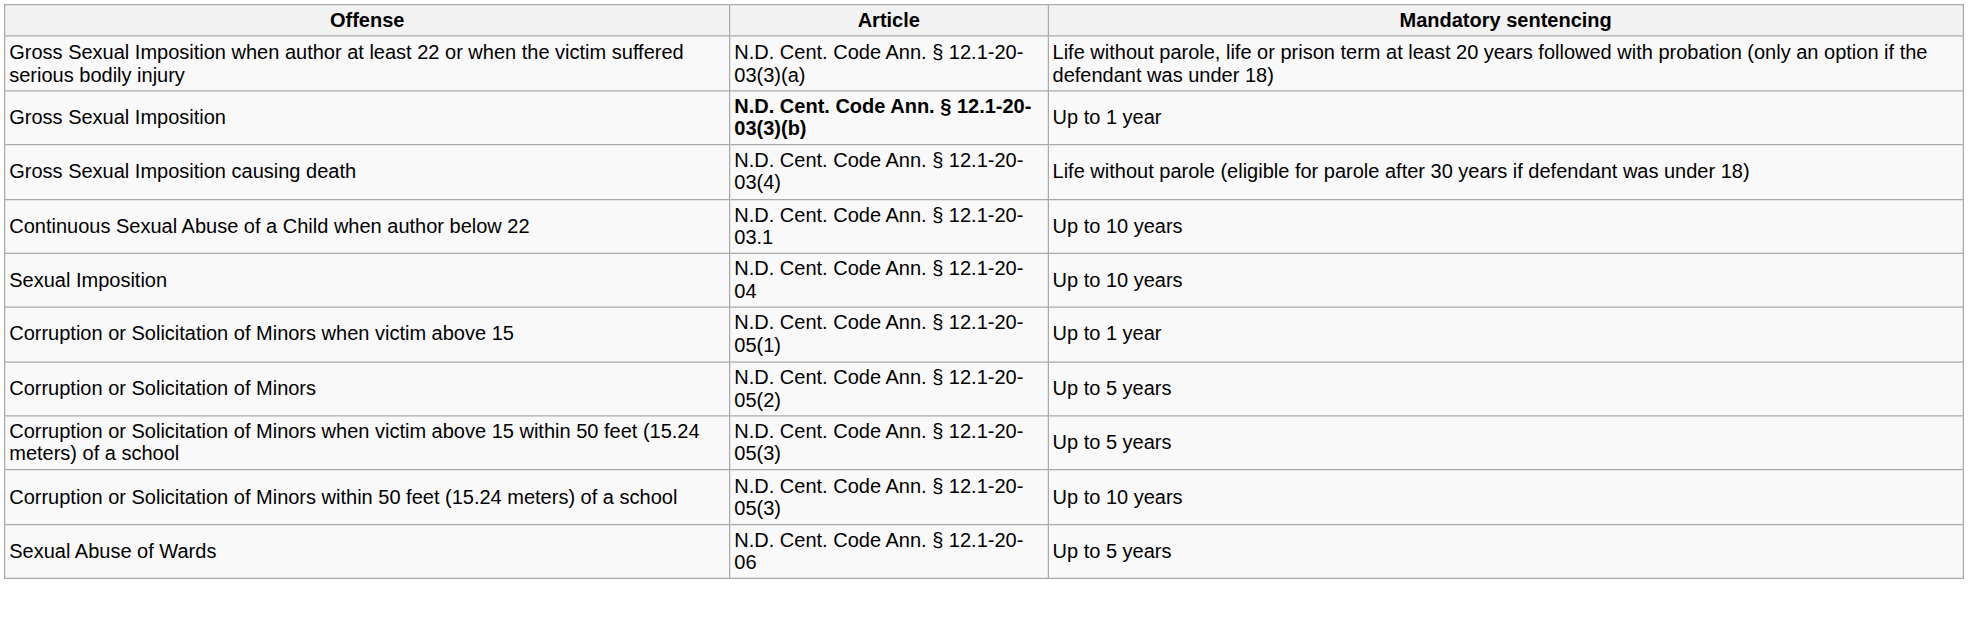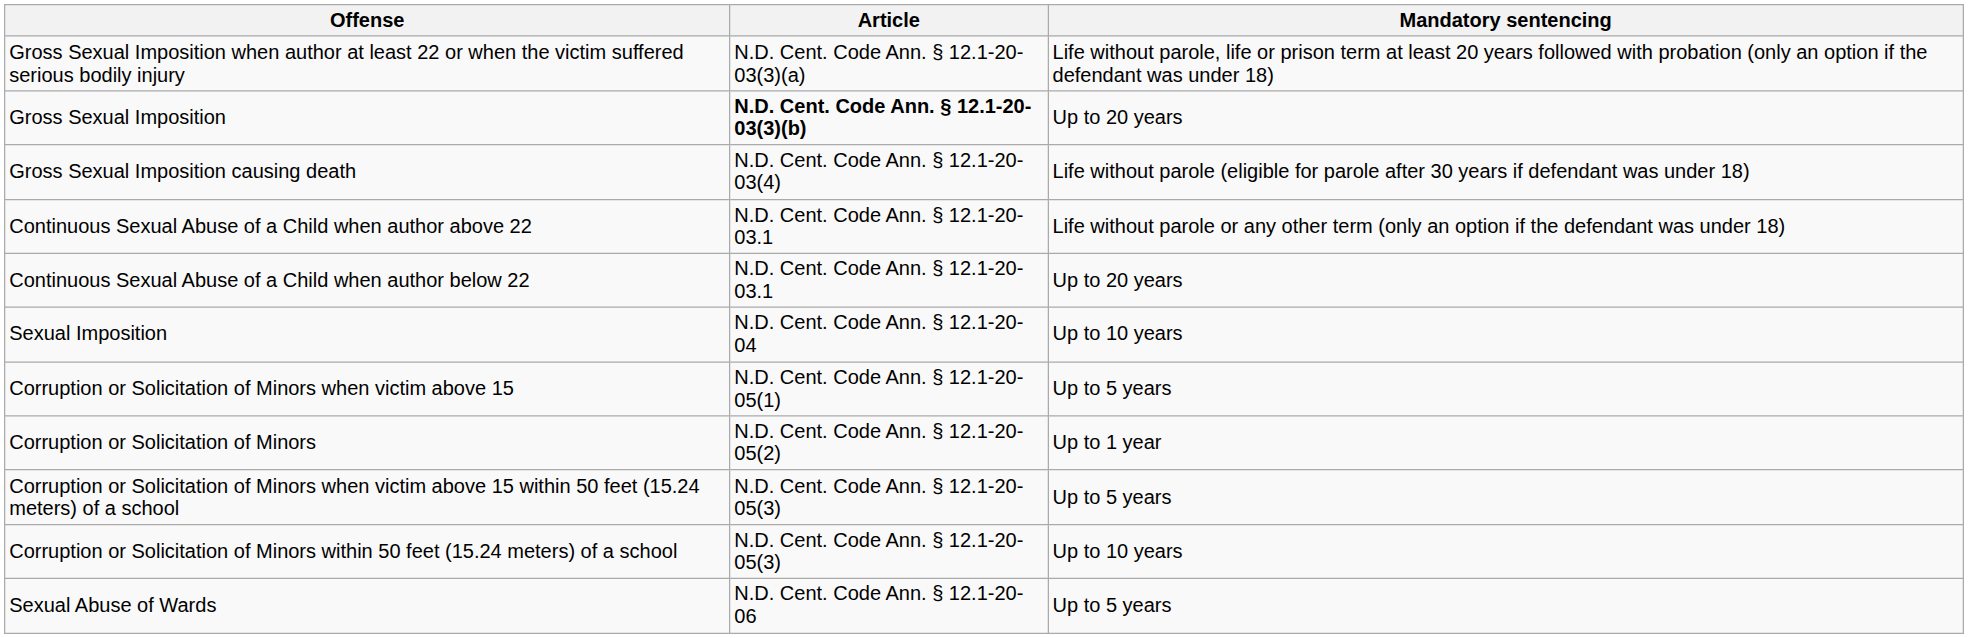(1107, 117) Up to 1 year -> (1118, 117) Up to 20 years
+ row: (271, 225)
(1118, 225) Up to 10 years -> (1118, 280) Up to 20 years
(1107, 334) Up to 1 year -> (1112, 388) Up to 5 years
(1112, 388) Up to 5 years -> (1107, 442) Up to 1 year
